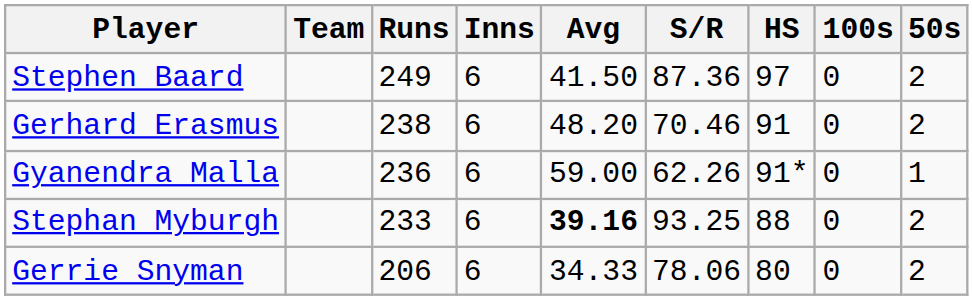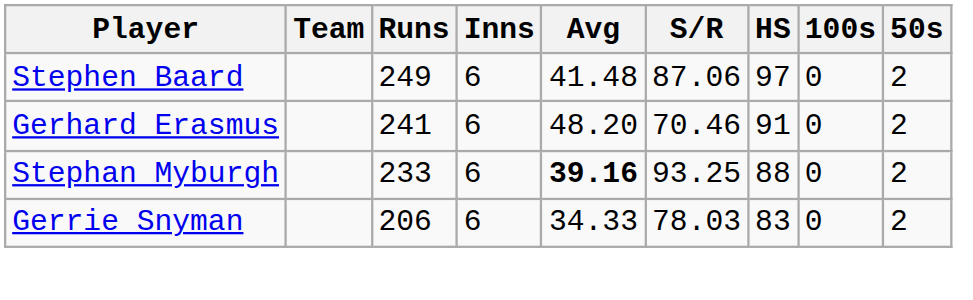(593, 78) 41.50 -> (593, 78) 41.48
(697, 78) 87.36 -> (697, 78) 87.06
(405, 126) 238 -> (405, 126) 241
- row: (146, 174)
(697, 271) 78.06 -> (697, 223) 78.03
(773, 271) 80 -> (773, 223) 83
